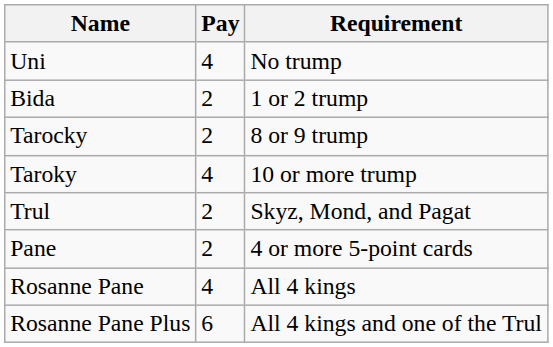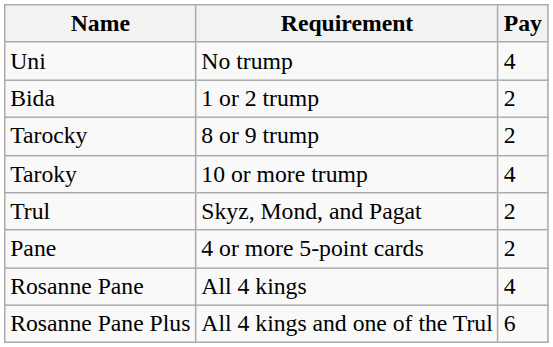columns swapped: (396, 23) <-> (220, 23)
